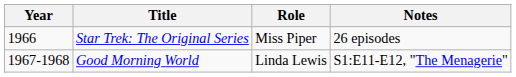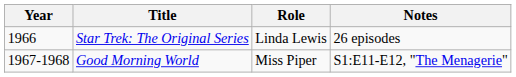(286, 38) Miss Piper -> (291, 38) Linda Lewis
(291, 60) Linda Lewis -> (286, 60) Miss Piper
